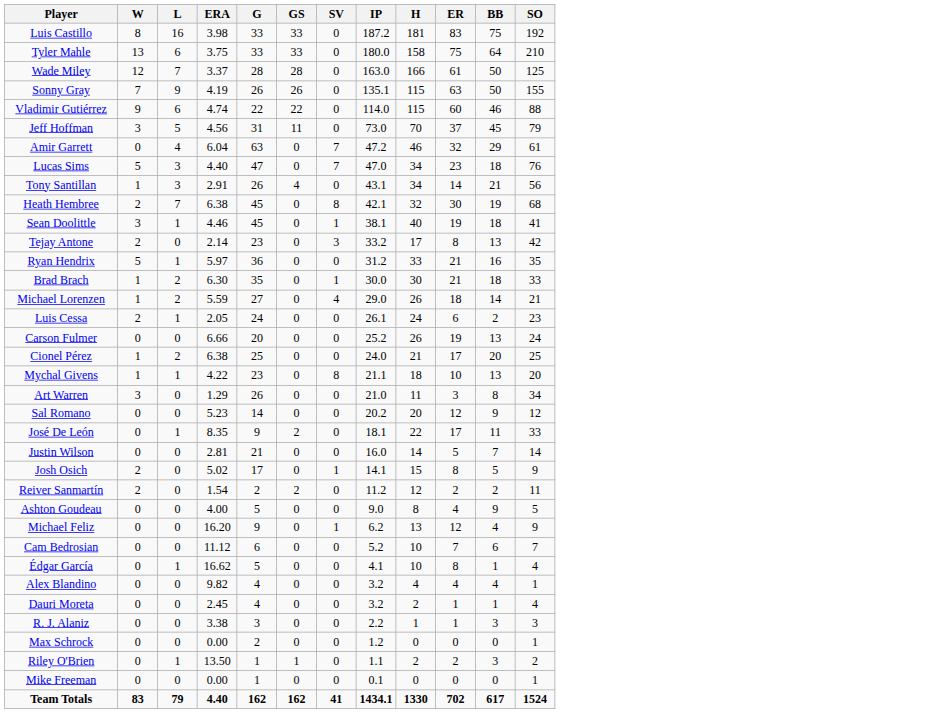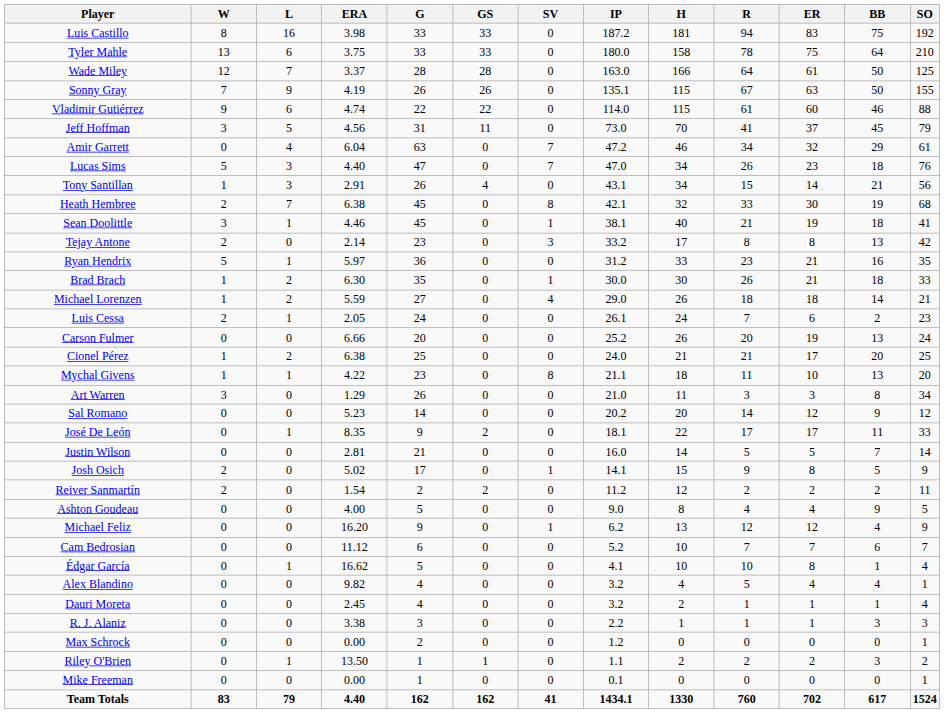+ column: (747, 14)
